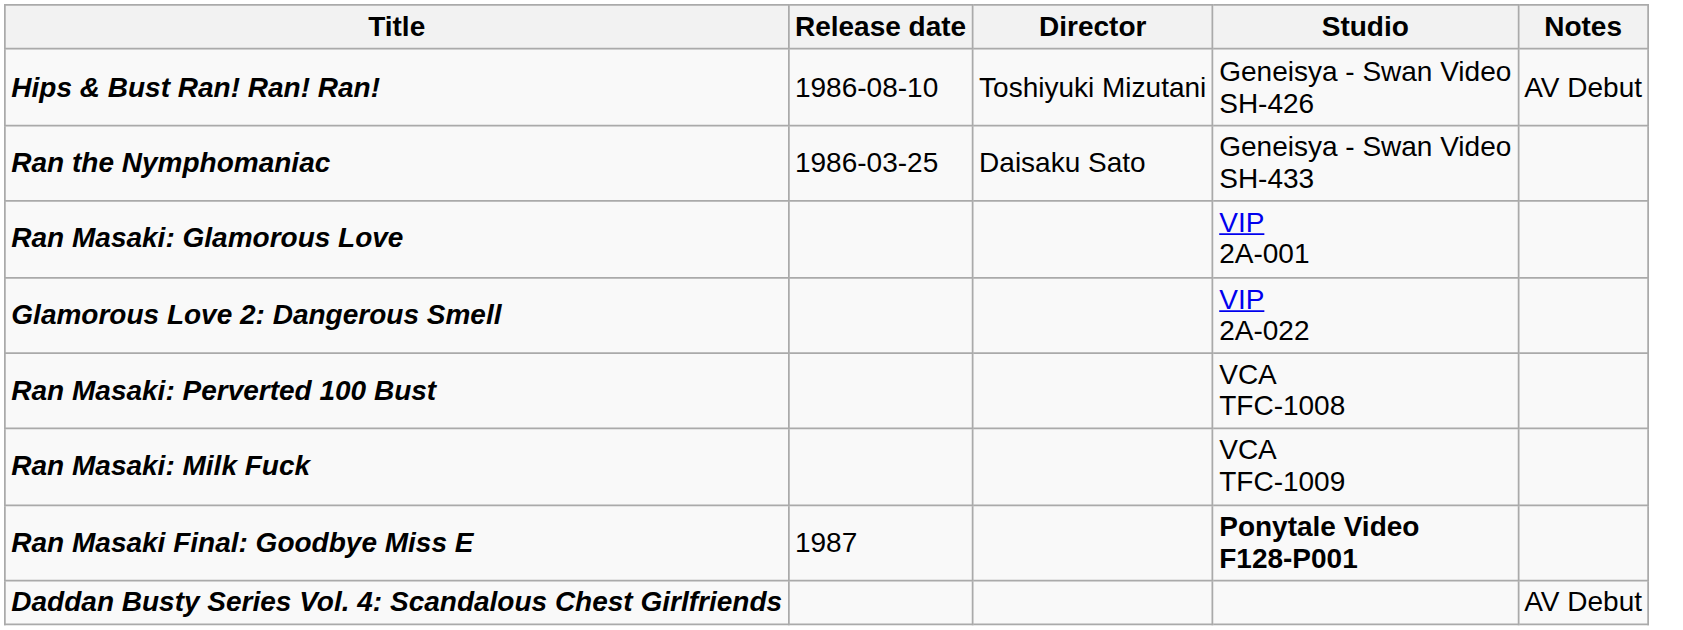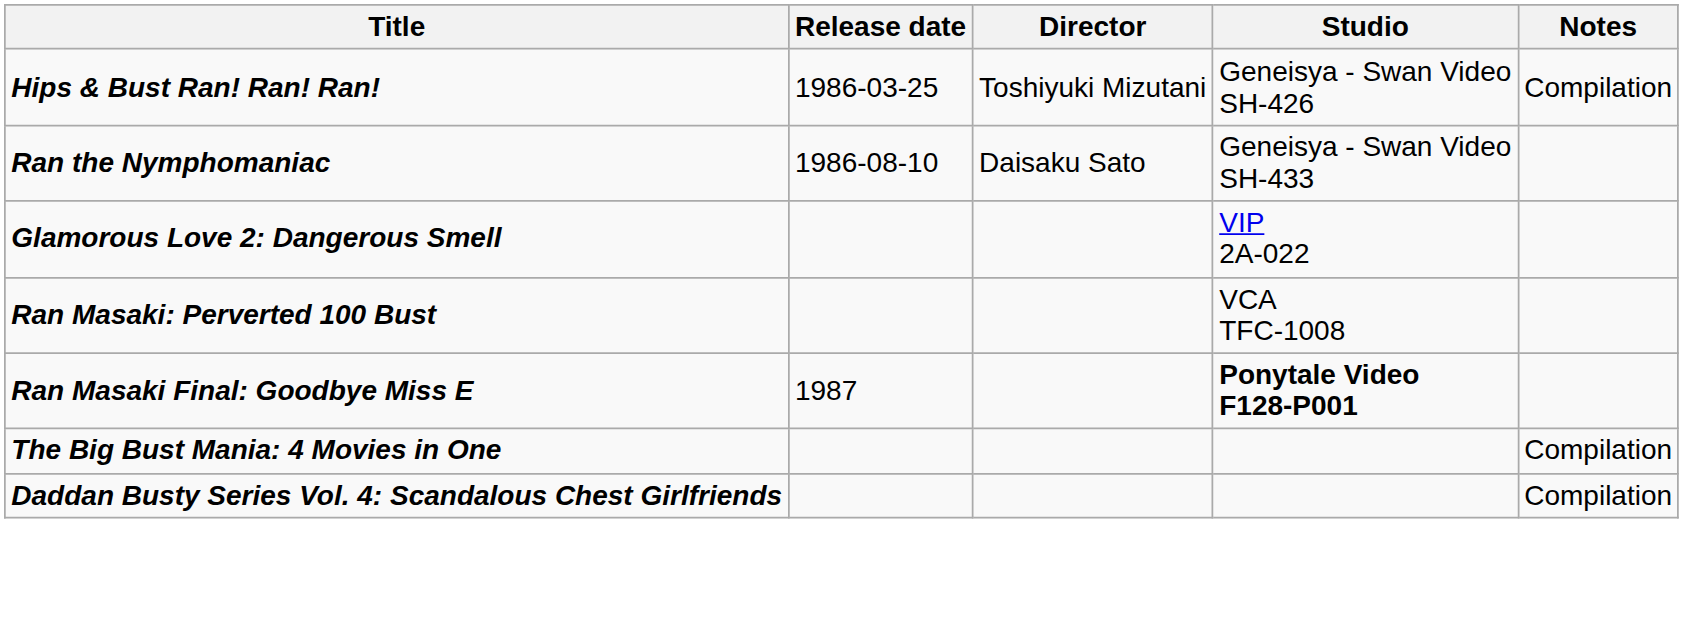(867, 86) 1986-08-10 -> (867, 86) 1986-03-25
(1583, 86) AV Debut -> (1598, 86) Compilation
(867, 162) 1986-03-25 -> (867, 162) 1986-08-10
- row: (207, 238)
- row: (161, 466)
+ row: (256, 450)
(1583, 602) AV Debut -> (1598, 495) Compilation
